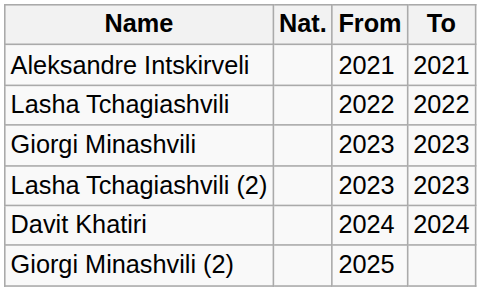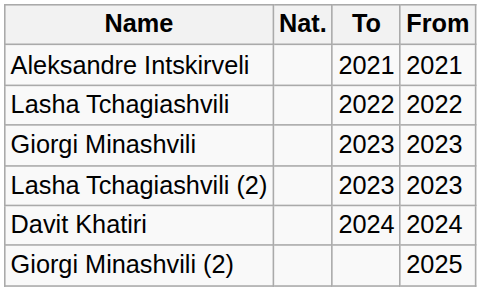columns swapped: (370, 24) <-> (441, 24)
